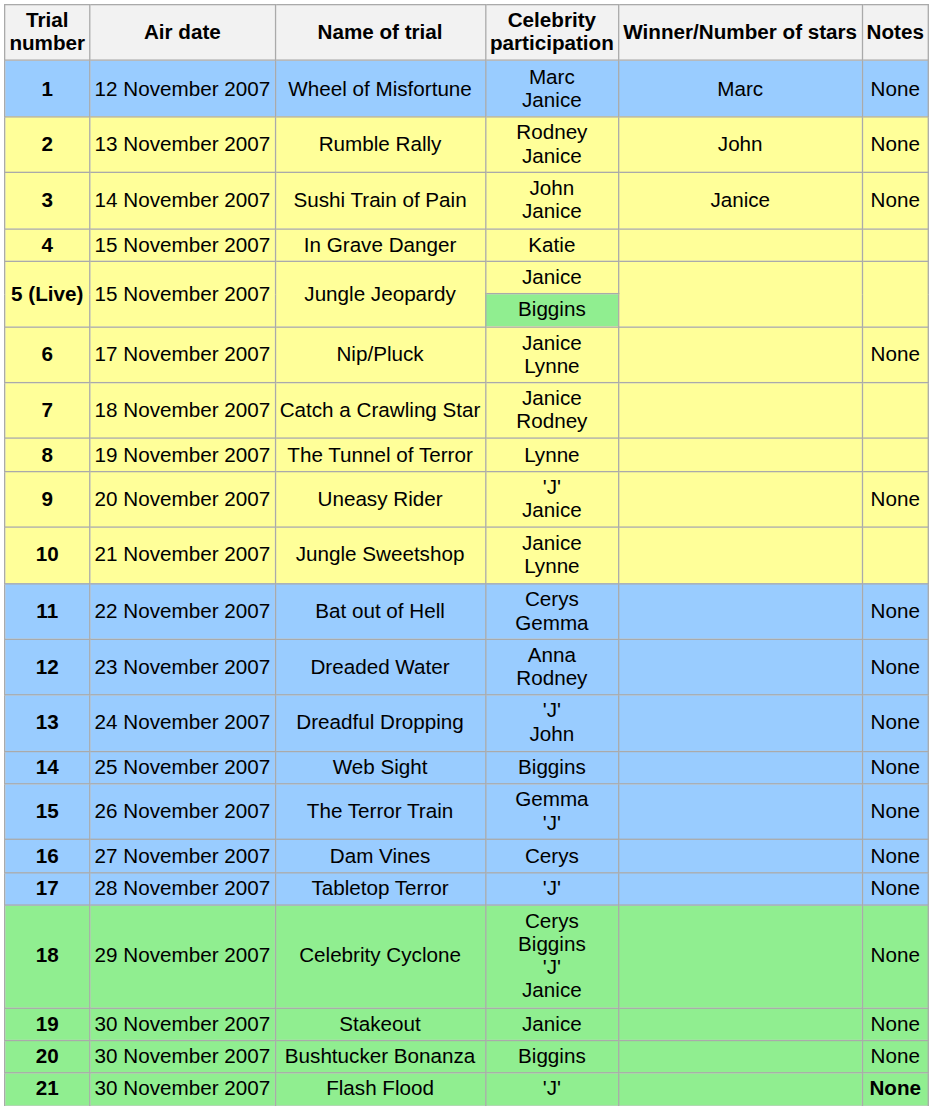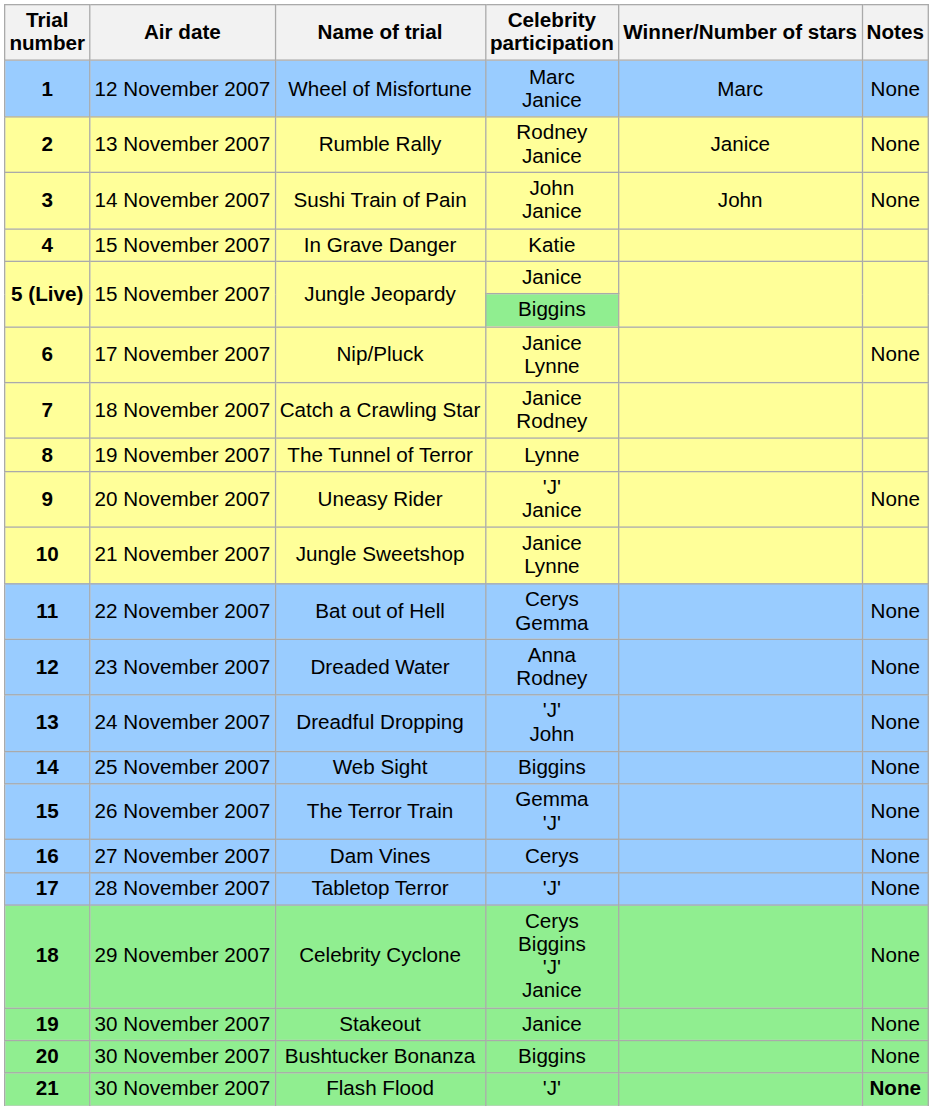(740, 144) John -> (740, 144) Janice
(740, 200) Janice -> (740, 200) John
